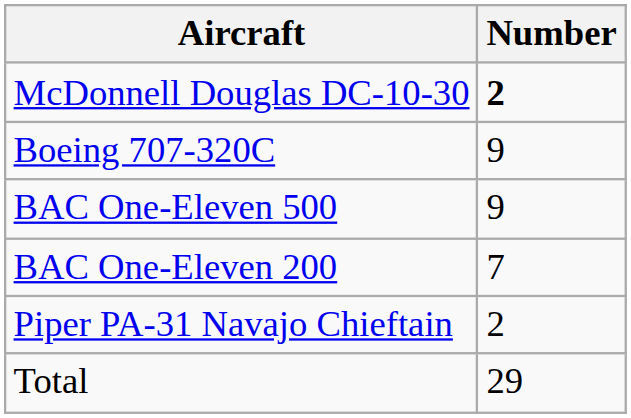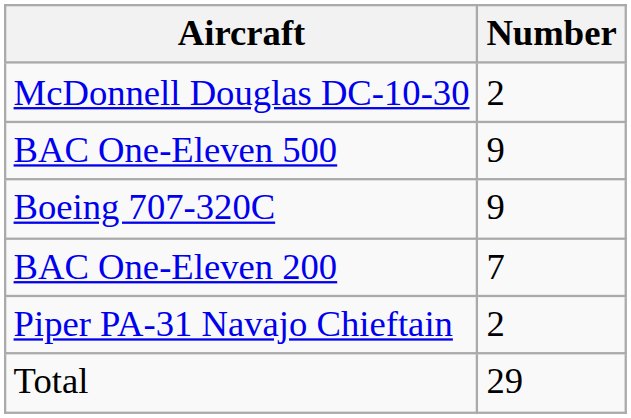(496, 91) bold -> (496, 91) normal
rows swapped: (144, 149) <-> (175, 207)
